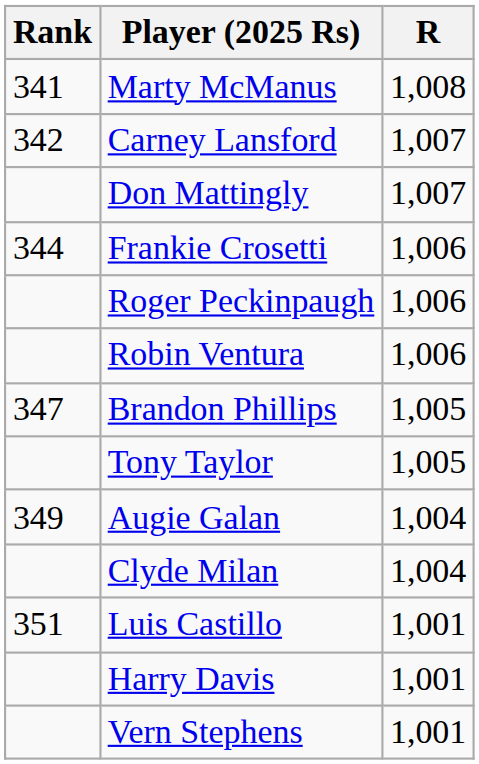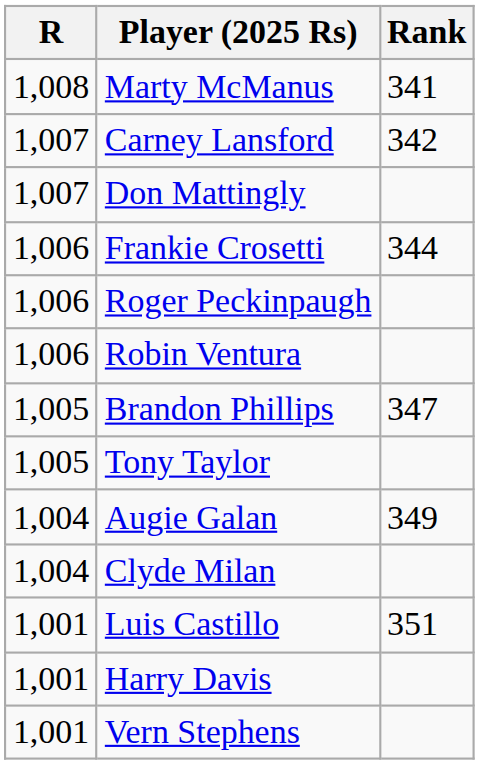columns swapped: (52, 32) <-> (428, 32)
